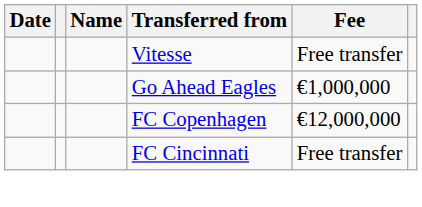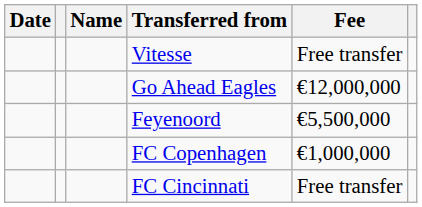(344, 86) €1,000,000 -> (349, 86) €12,000,000
+ row: (176, 119)
(349, 119) €12,000,000 -> (344, 152) €1,000,000
